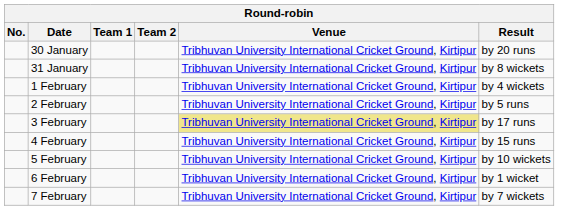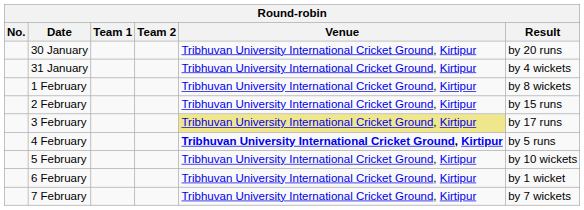(513, 68) by 8 wickets -> (540, 68) by 4 wickets
(513, 86) by 4 wickets -> (540, 86) by 8 wickets
(505, 104) by 5 runs -> (535, 104) by 15 runs
(329, 141) normal -> (342, 141) bold
(508, 141) by 15 runs -> (532, 141) by 5 runs
